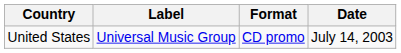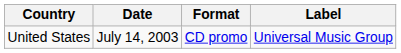columns swapped: (352, 15) <-> (166, 15)
